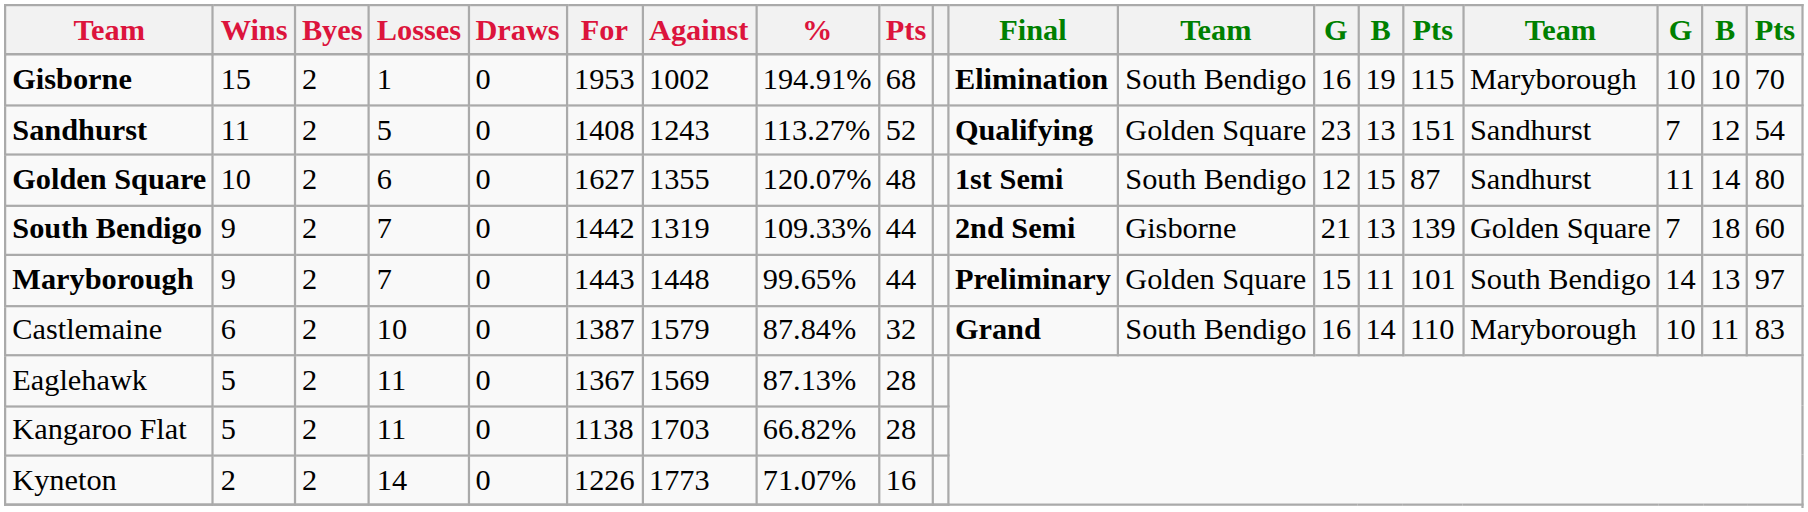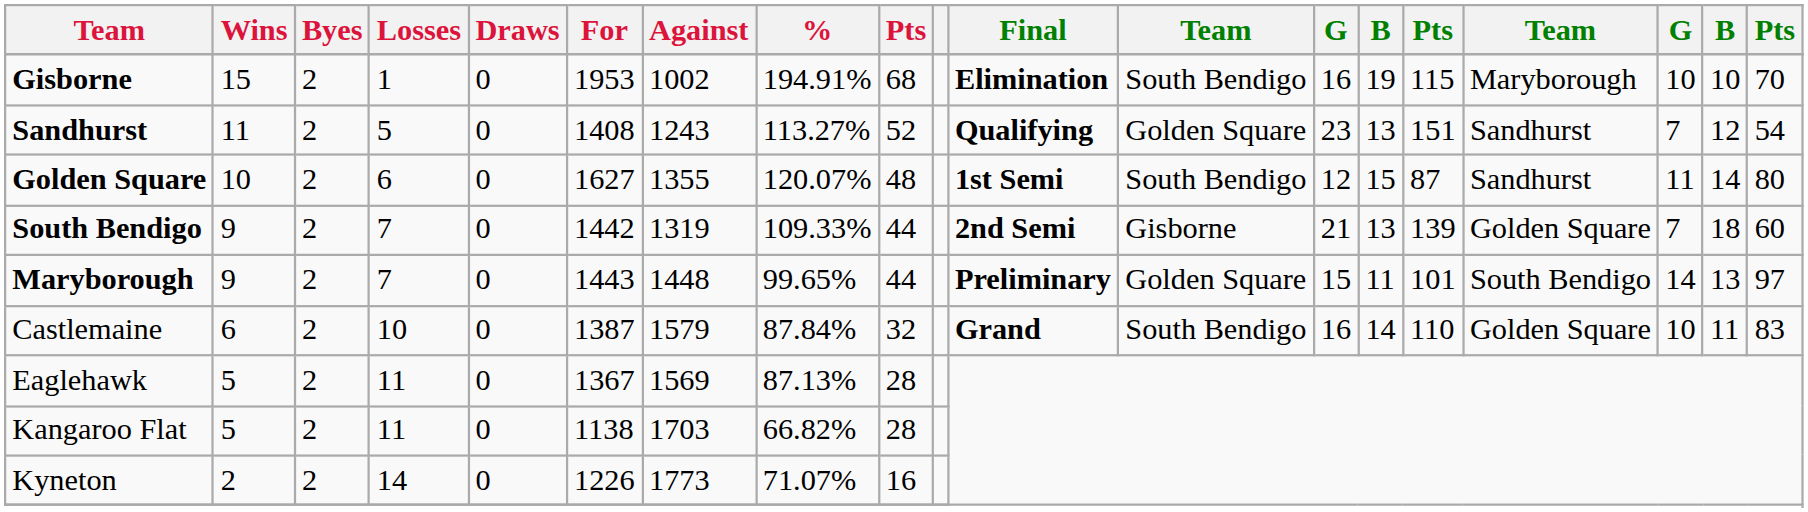(1553, 329) Maryborough -> (1560, 329) Golden Square
